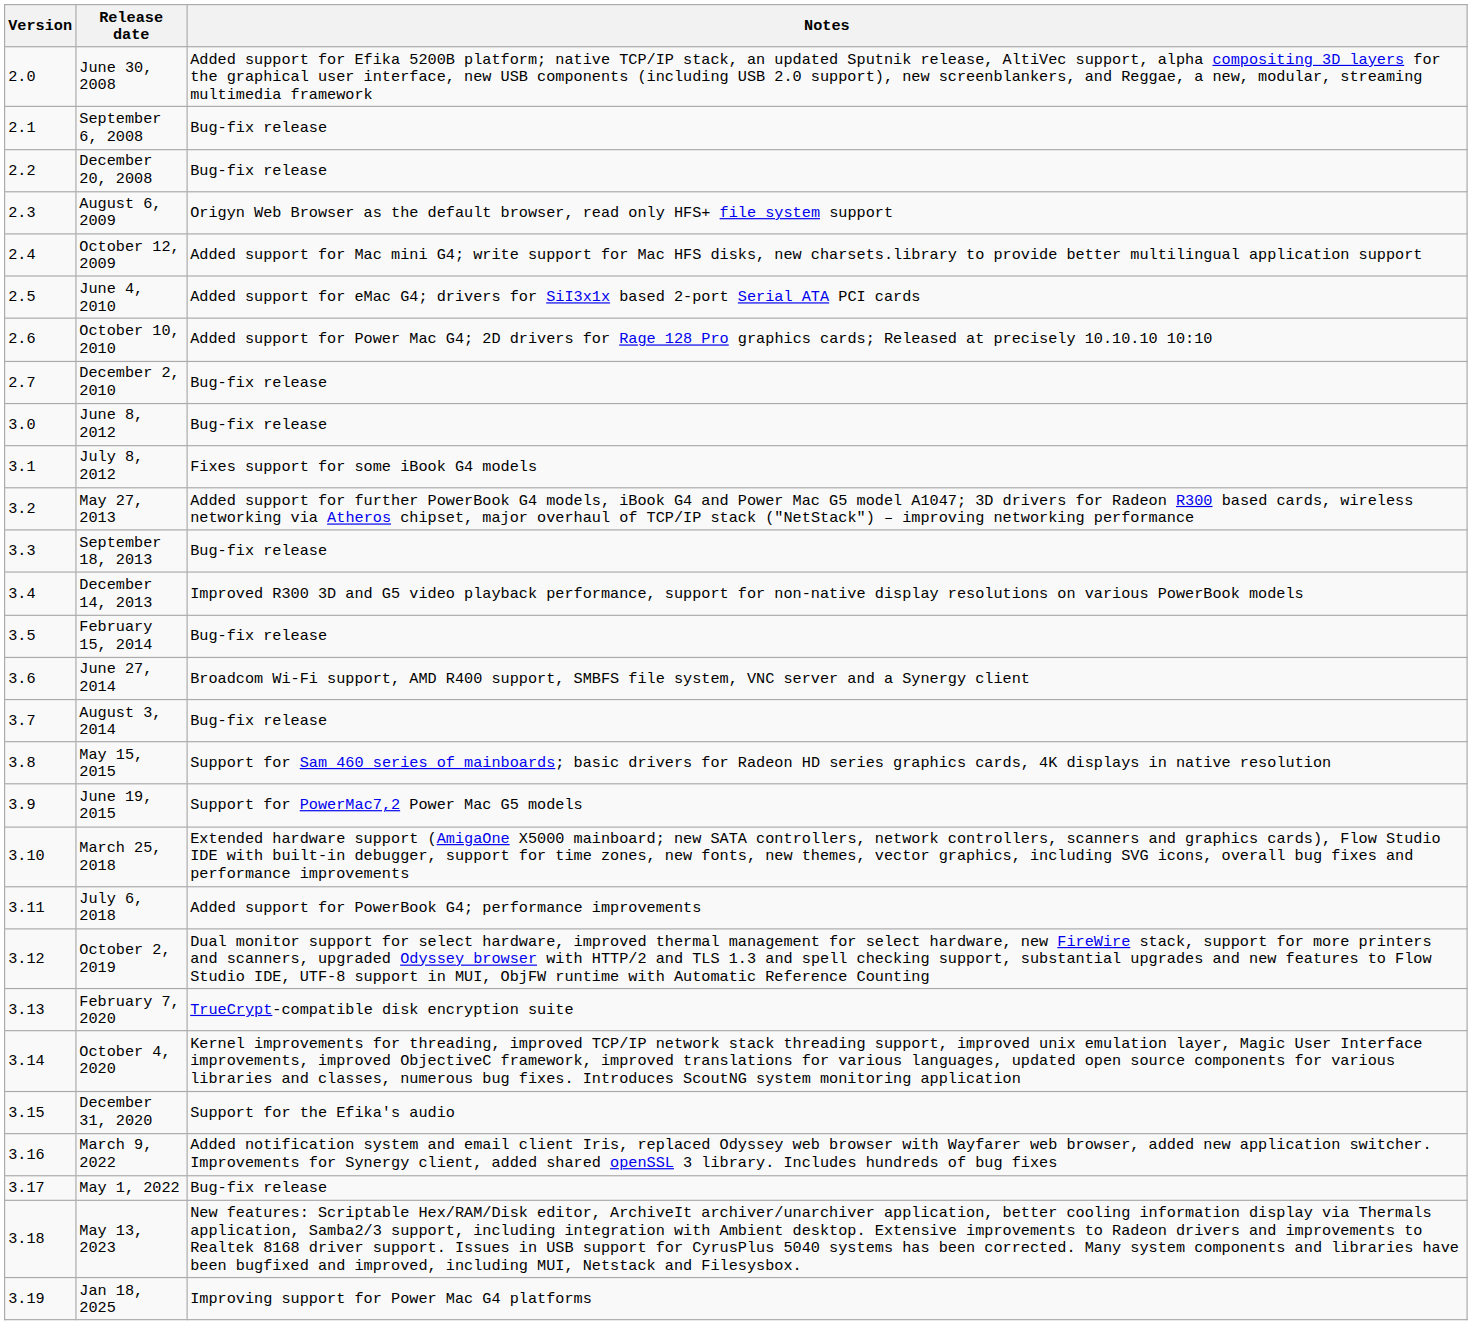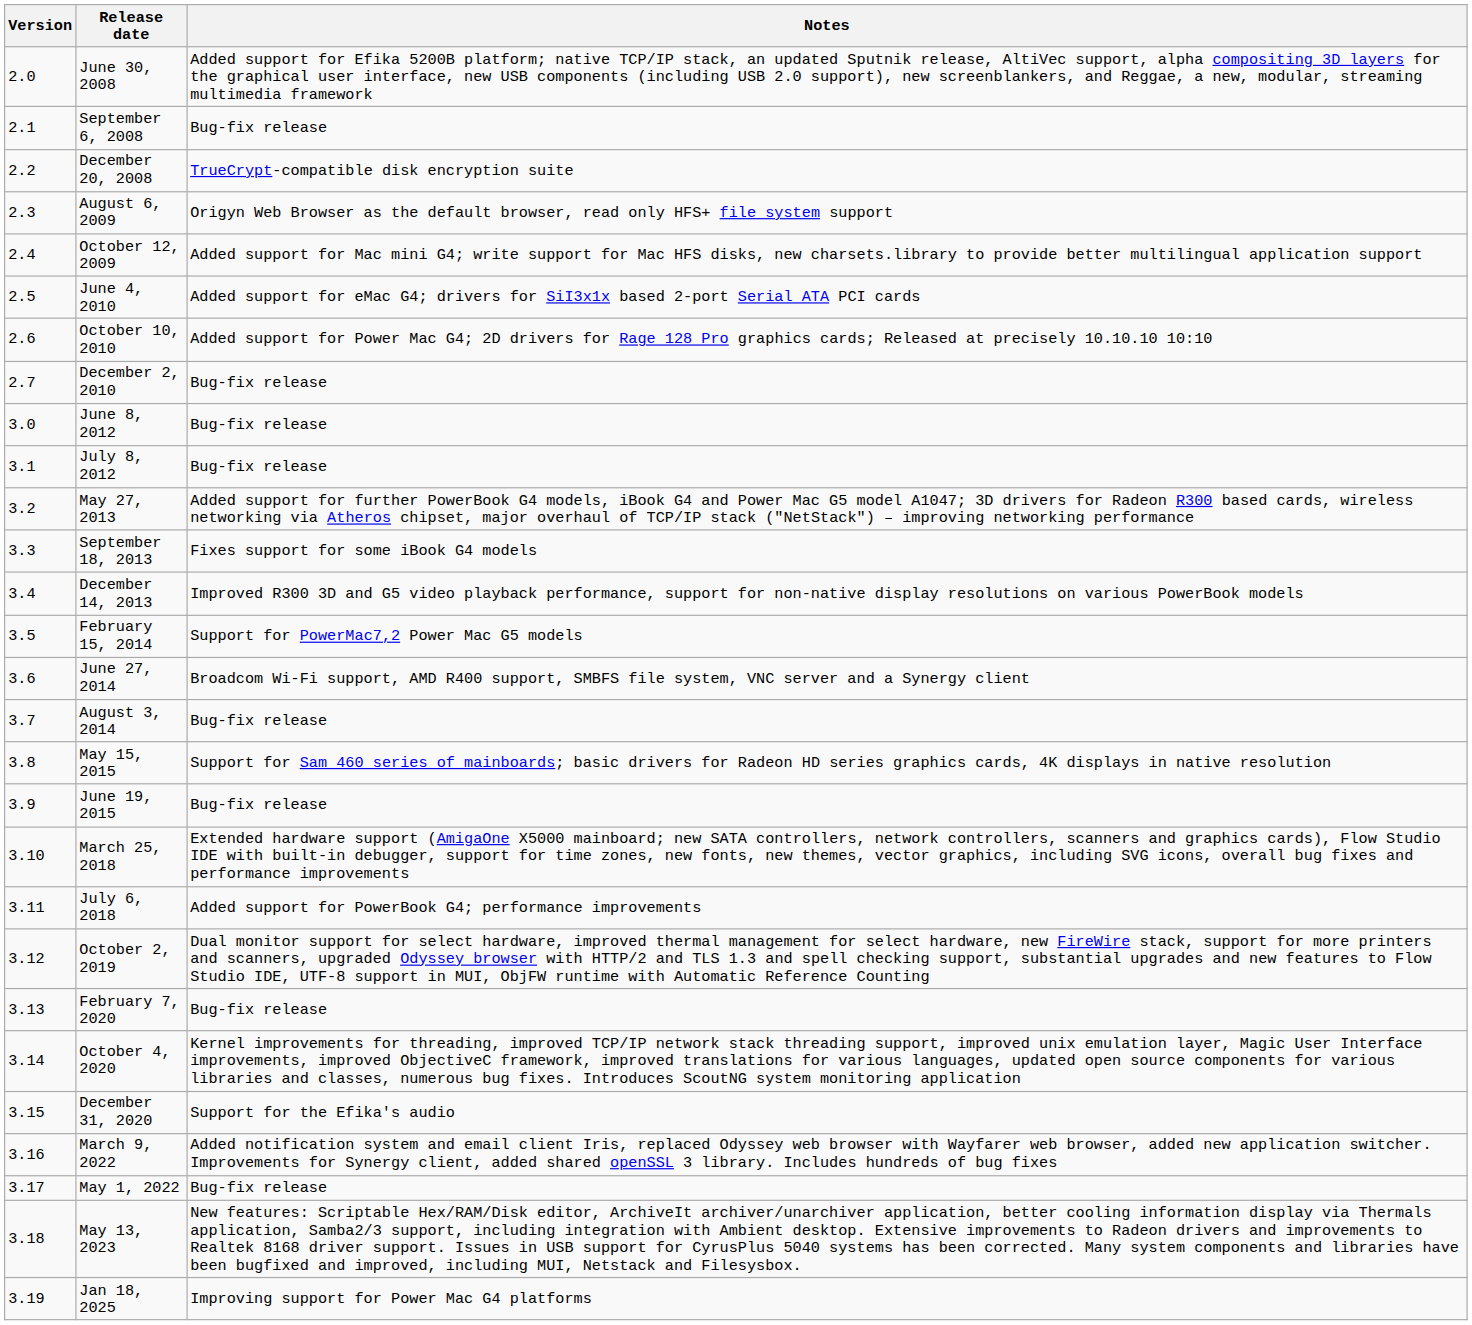(259, 170) Bug-fix release -> (382, 170) TrueCrypt-compatible disk encryption suite
(364, 467) Fixes support for some iBook G4 models -> (259, 467) Bug-fix release
(259, 551) Bug-fix release -> (364, 551) Fixes support for some iBook G4 models
(259, 636) Bug-fix release -> (386, 636) Support for PowerMac7,2 Power Mac G5 models
(386, 805) Support for PowerMac7,2 Power Mac G5 models -> (259, 805) Bug-fix release
(382, 1010) TrueCrypt-compatible disk encryption suite -> (259, 1010) Bug-fix release
